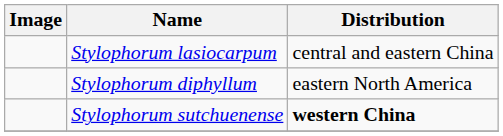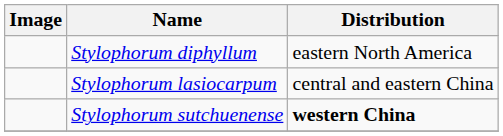rows swapped: (164, 83) <-> (174, 51)
